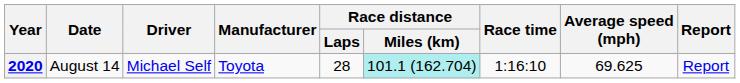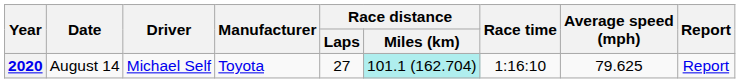(342, 66) 28 -> (342, 66) 27
(619, 66) 69.625 -> (619, 66) 79.625
